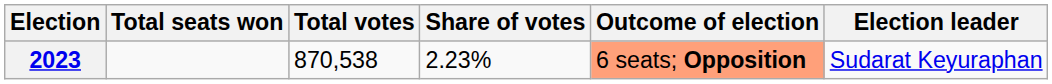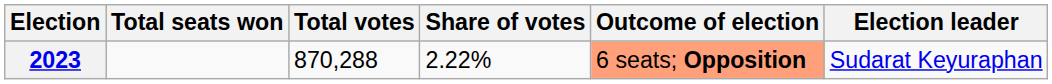(336, 59) 870,538 -> (336, 59) 870,288
(458, 59) 2.23% -> (458, 59) 2.22%
